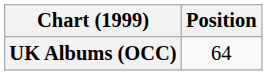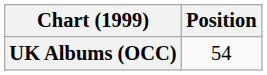(221, 53) 64 -> (221, 53) 54
